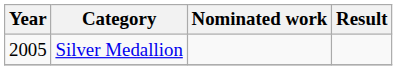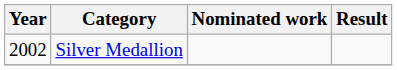(28, 49) 2005 -> (28, 49) 2002
